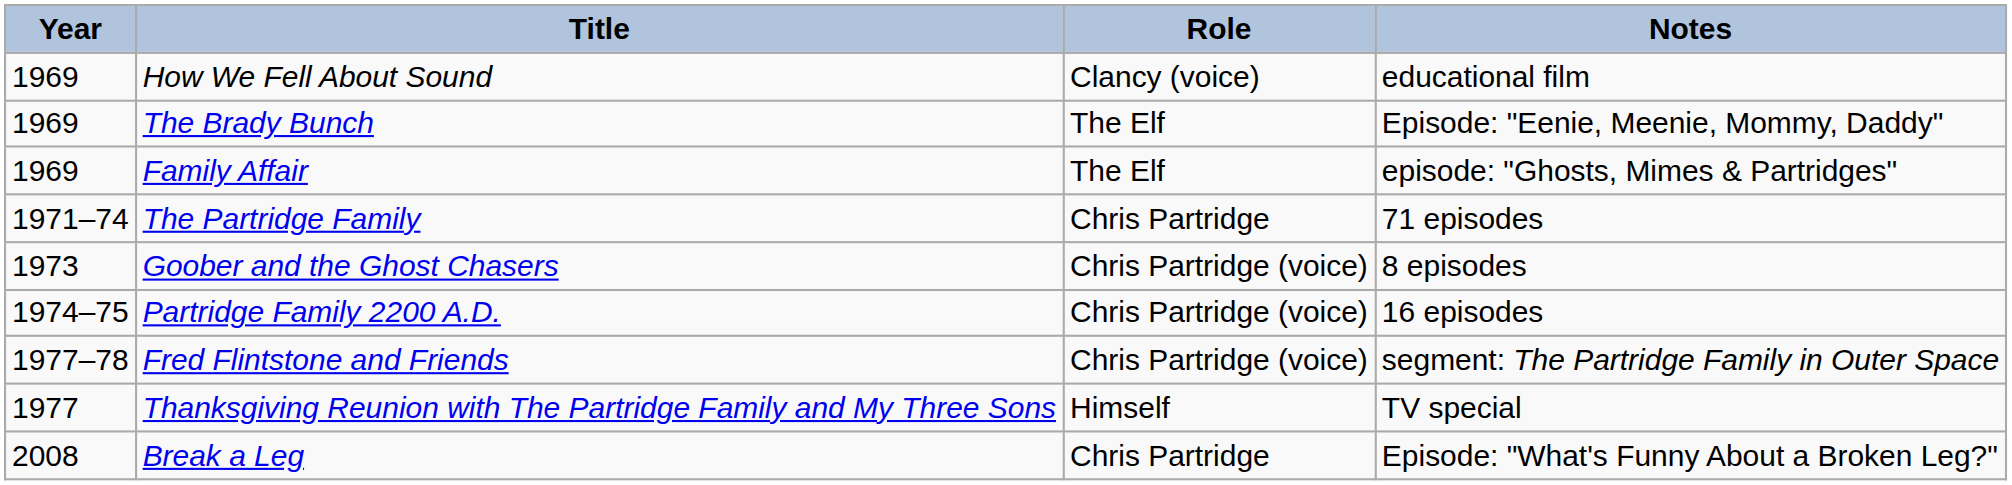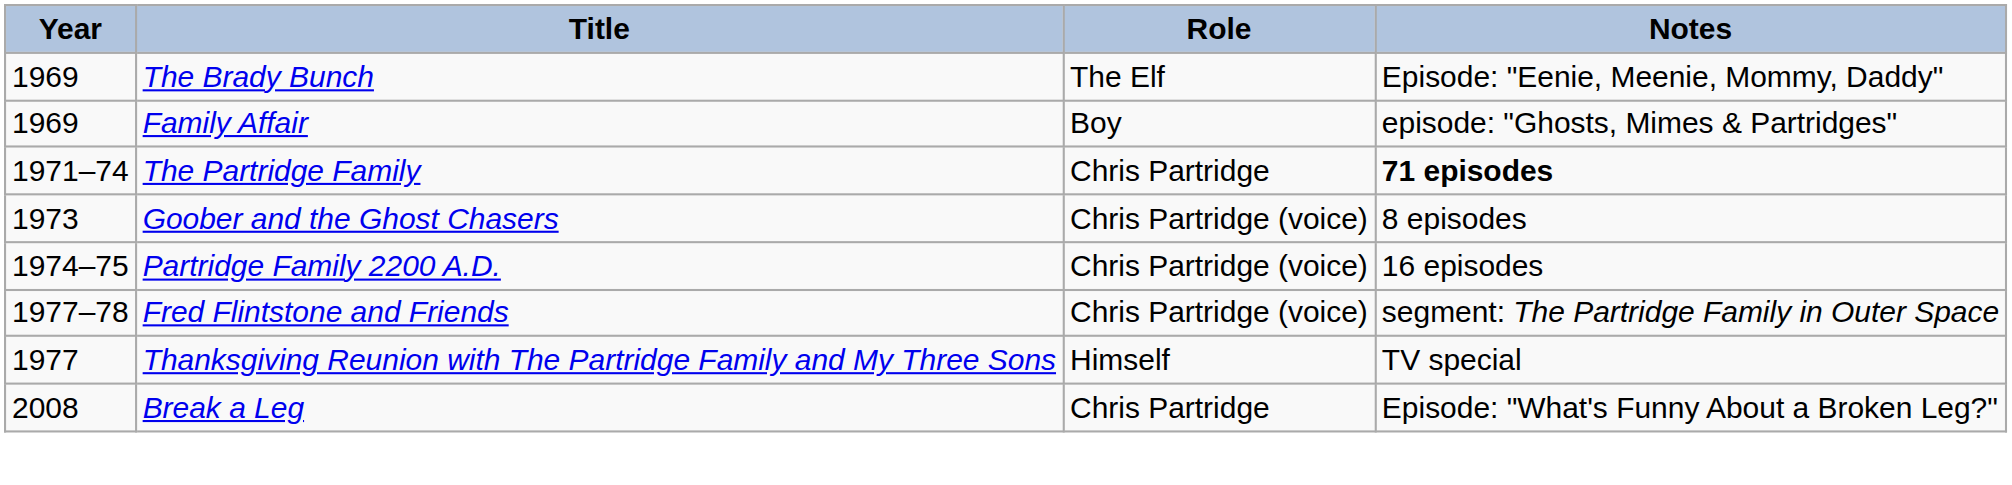- row: (317, 76)
(1117, 171) The Elf -> (1096, 124) Boy
(1463, 218) normal -> (1468, 171) bold
